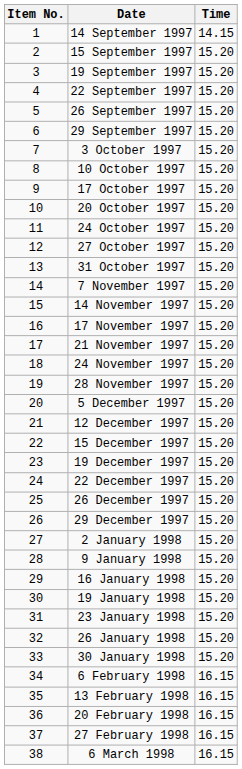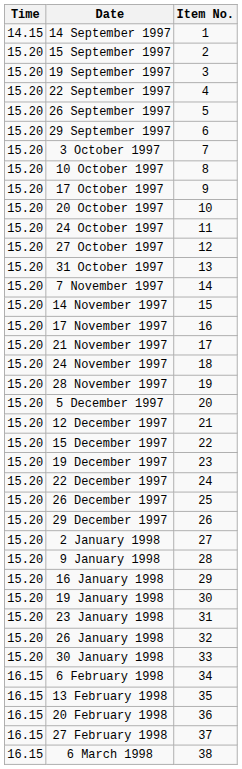columns swapped: (36, 14) <-> (216, 14)
